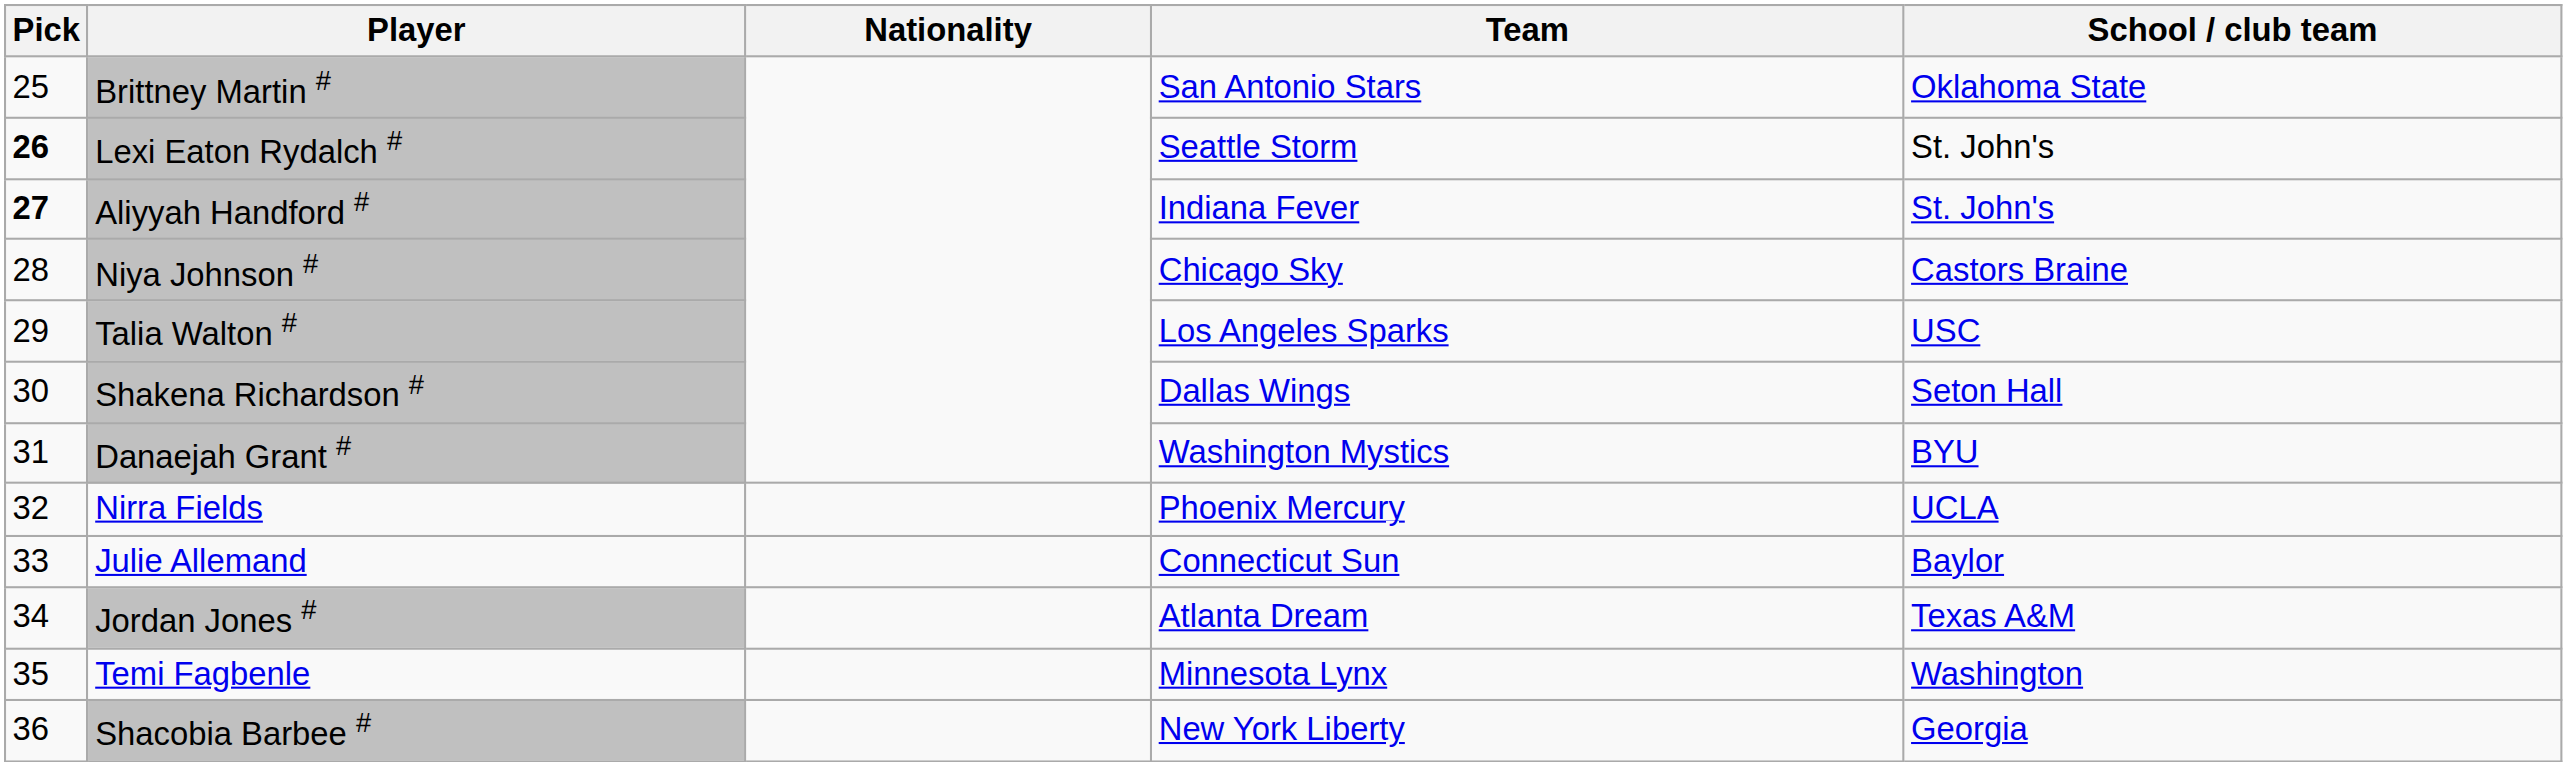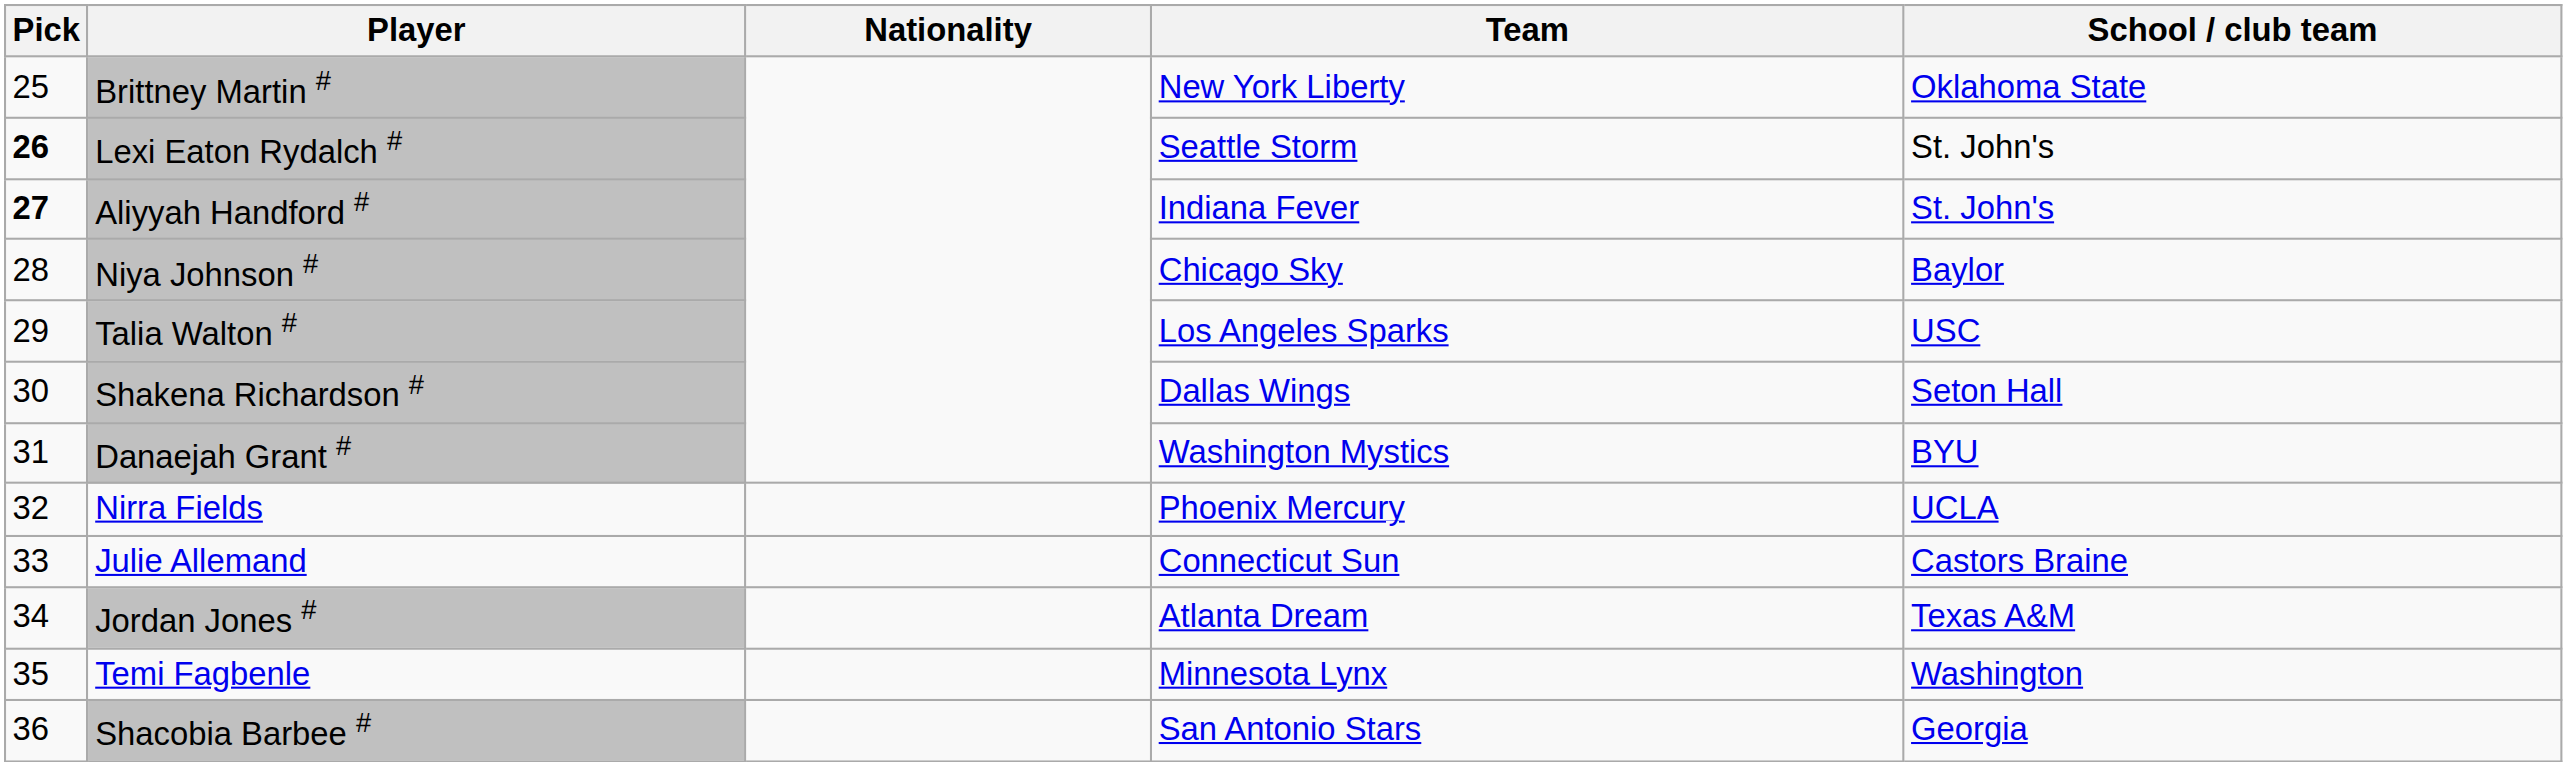(1290, 86) San Antonio Stars -> (1282, 86) New York Liberty
(2020, 269) Castors Braine -> (1958, 269) Baylor
(1958, 560) Baylor -> (2020, 560) Castors Braine
(1282, 730) New York Liberty -> (1290, 730) San Antonio Stars
